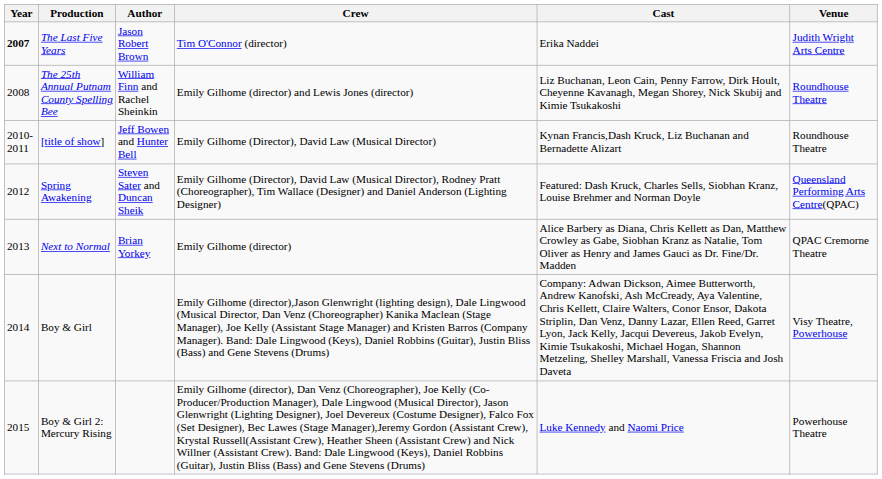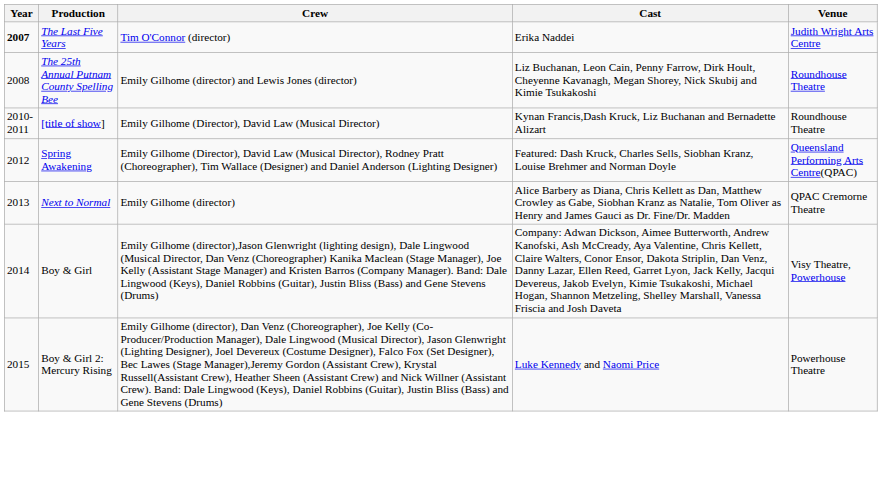- column: (145, 13)
